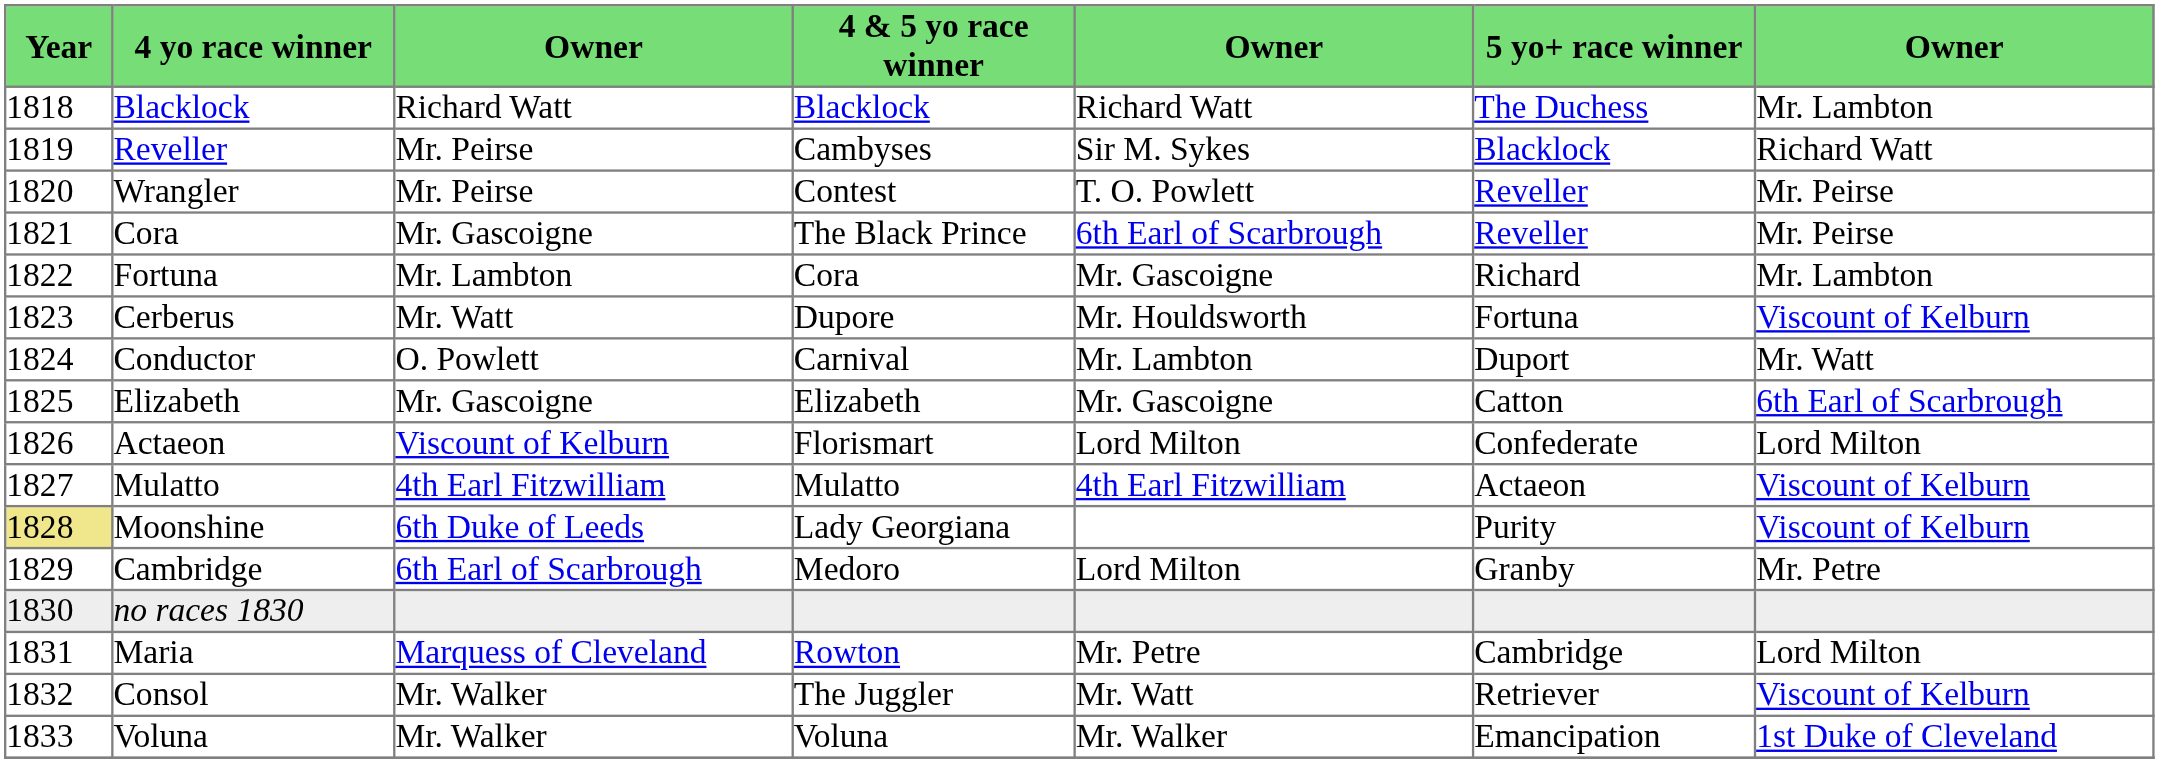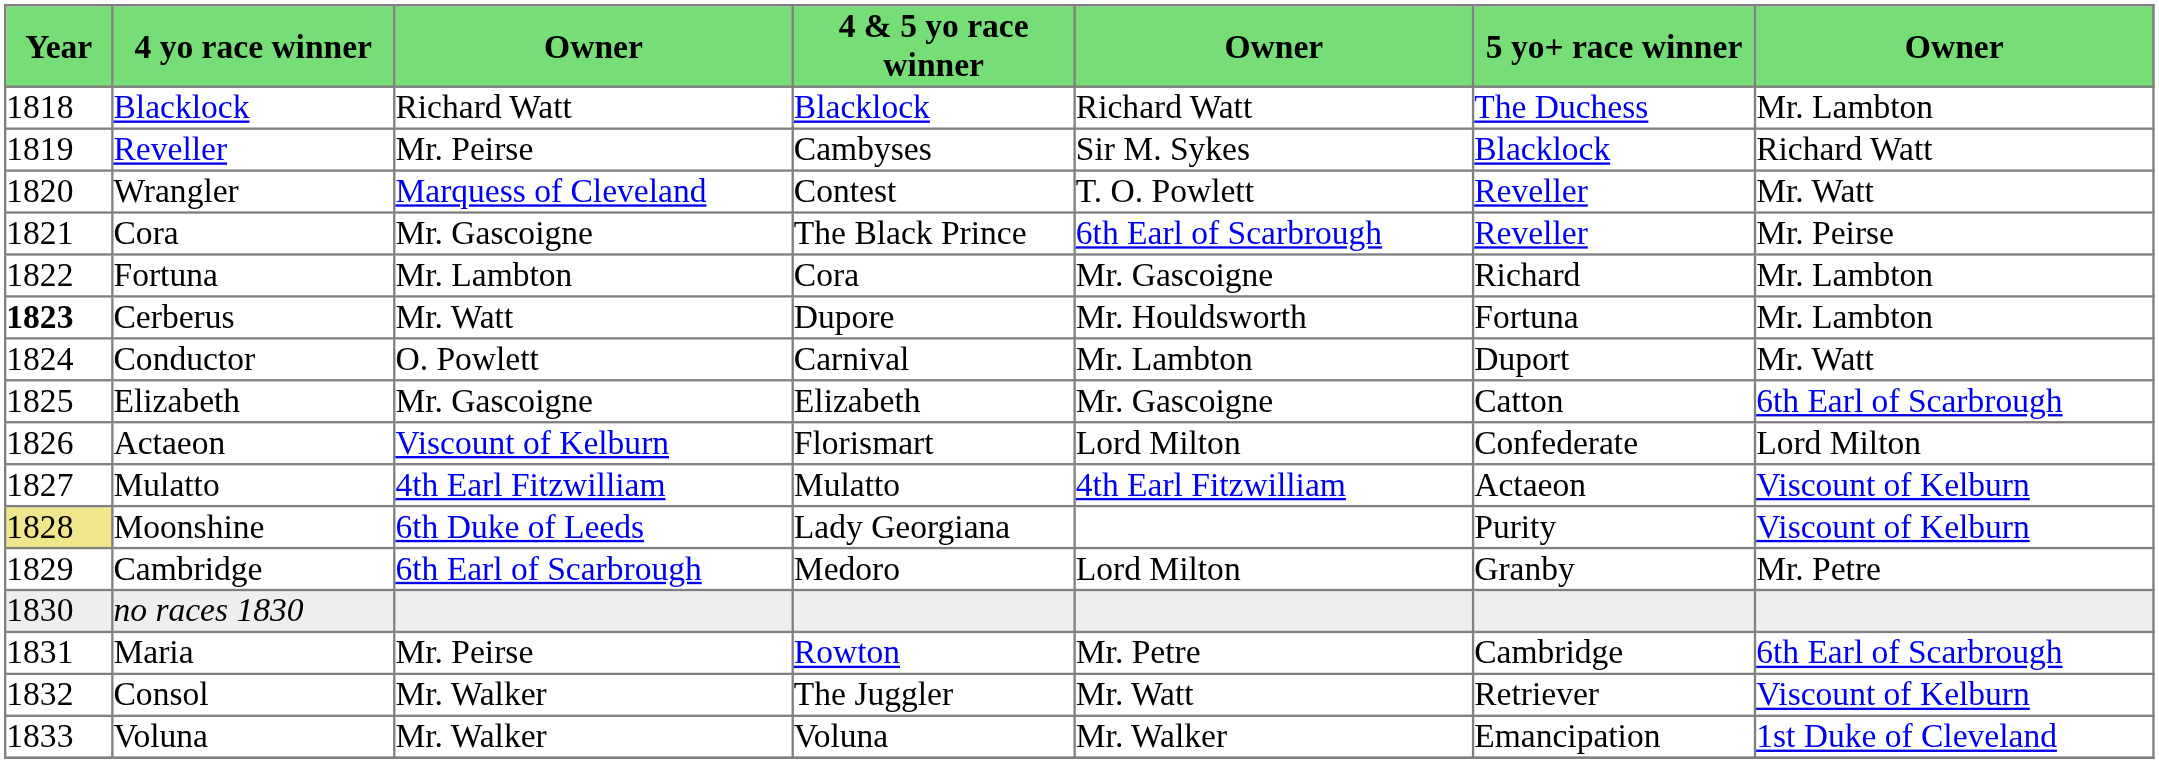(464, 190) Mr. Peirse -> (551, 190) Marquess of Cleveland
(1825, 190) Mr. Peirse -> (1815, 190) Mr. Watt
(40, 316) normal -> (40, 316) bold
(1893, 316) Viscount of Kelburn -> (1845, 316) Mr. Lambton
(551, 652) Marquess of Cleveland -> (464, 652) Mr. Peirse
(1839, 652) Lord Milton -> (1909, 652) 6th Earl of Scarbrough
